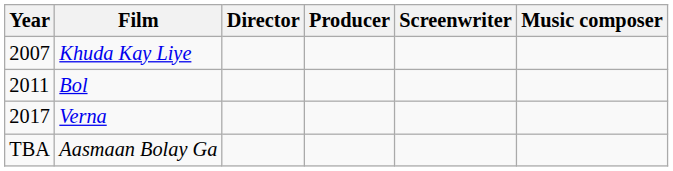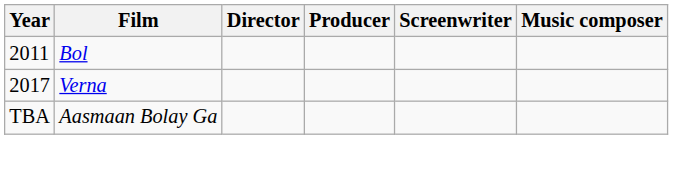- row: (125, 52)
